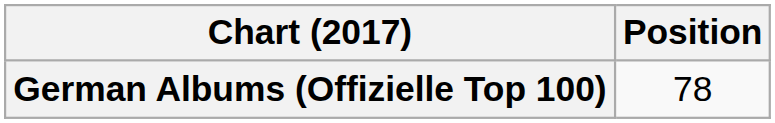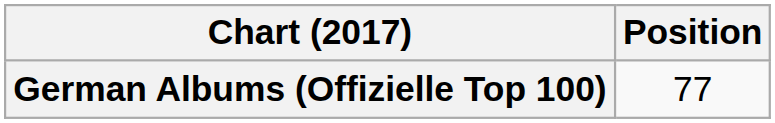(693, 88) 78 -> (693, 88) 77
